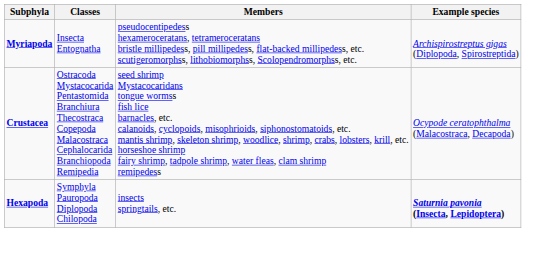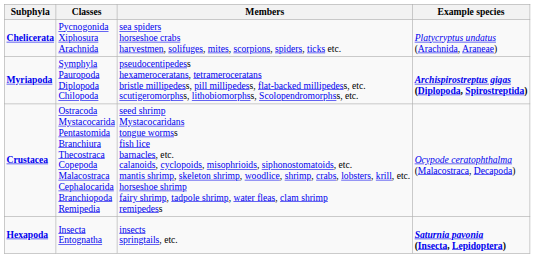+ row: (30, 38)
(79, 43) Insecta Entognatha -> (79, 80) Symphyla Pauropoda Diplopoda Chilopoda
(466, 48) normal -> (471, 85) bold
(77, 203) Symphyla Pauropoda Diplopoda Chilopoda -> (80, 235) Insecta Entognatha
